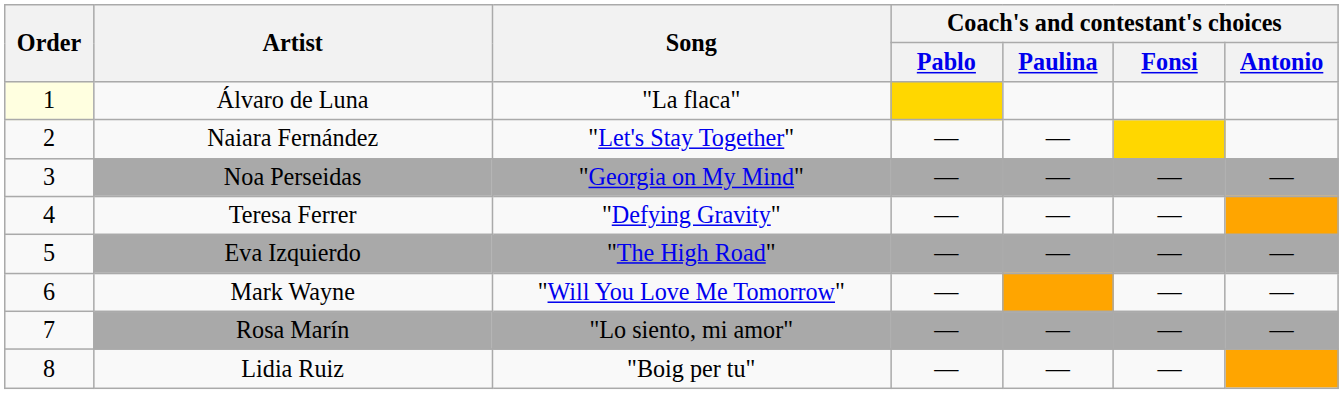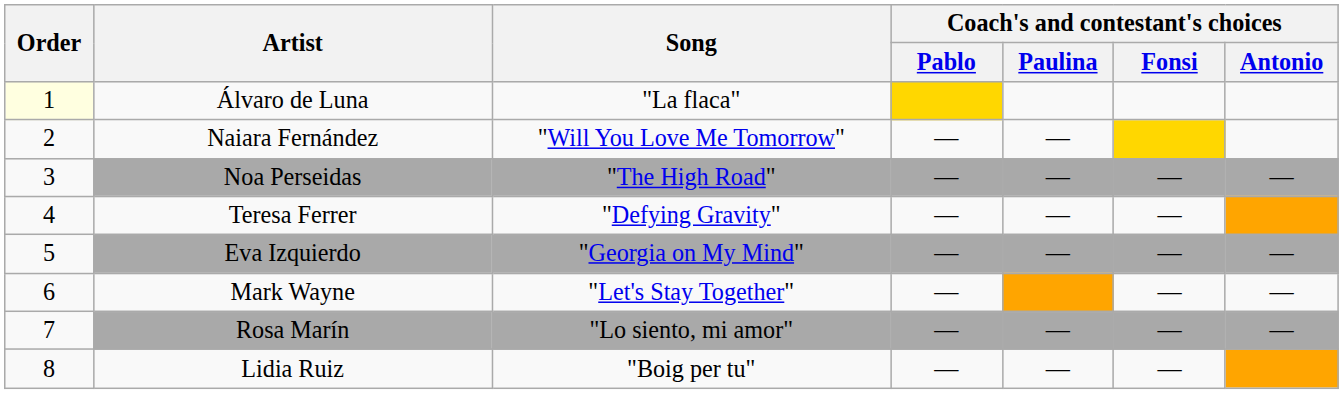(691, 138) "Let's Stay Together" -> (691, 138) "Will You Love Me Tomorrow"
(691, 176) "Georgia on My Mind" -> (691, 176) "The High Road"
(691, 253) "The High Road" -> (691, 253) "Georgia on My Mind"
(691, 291) "Will You Love Me Tomorrow" -> (691, 291) "Let's Stay Together"
